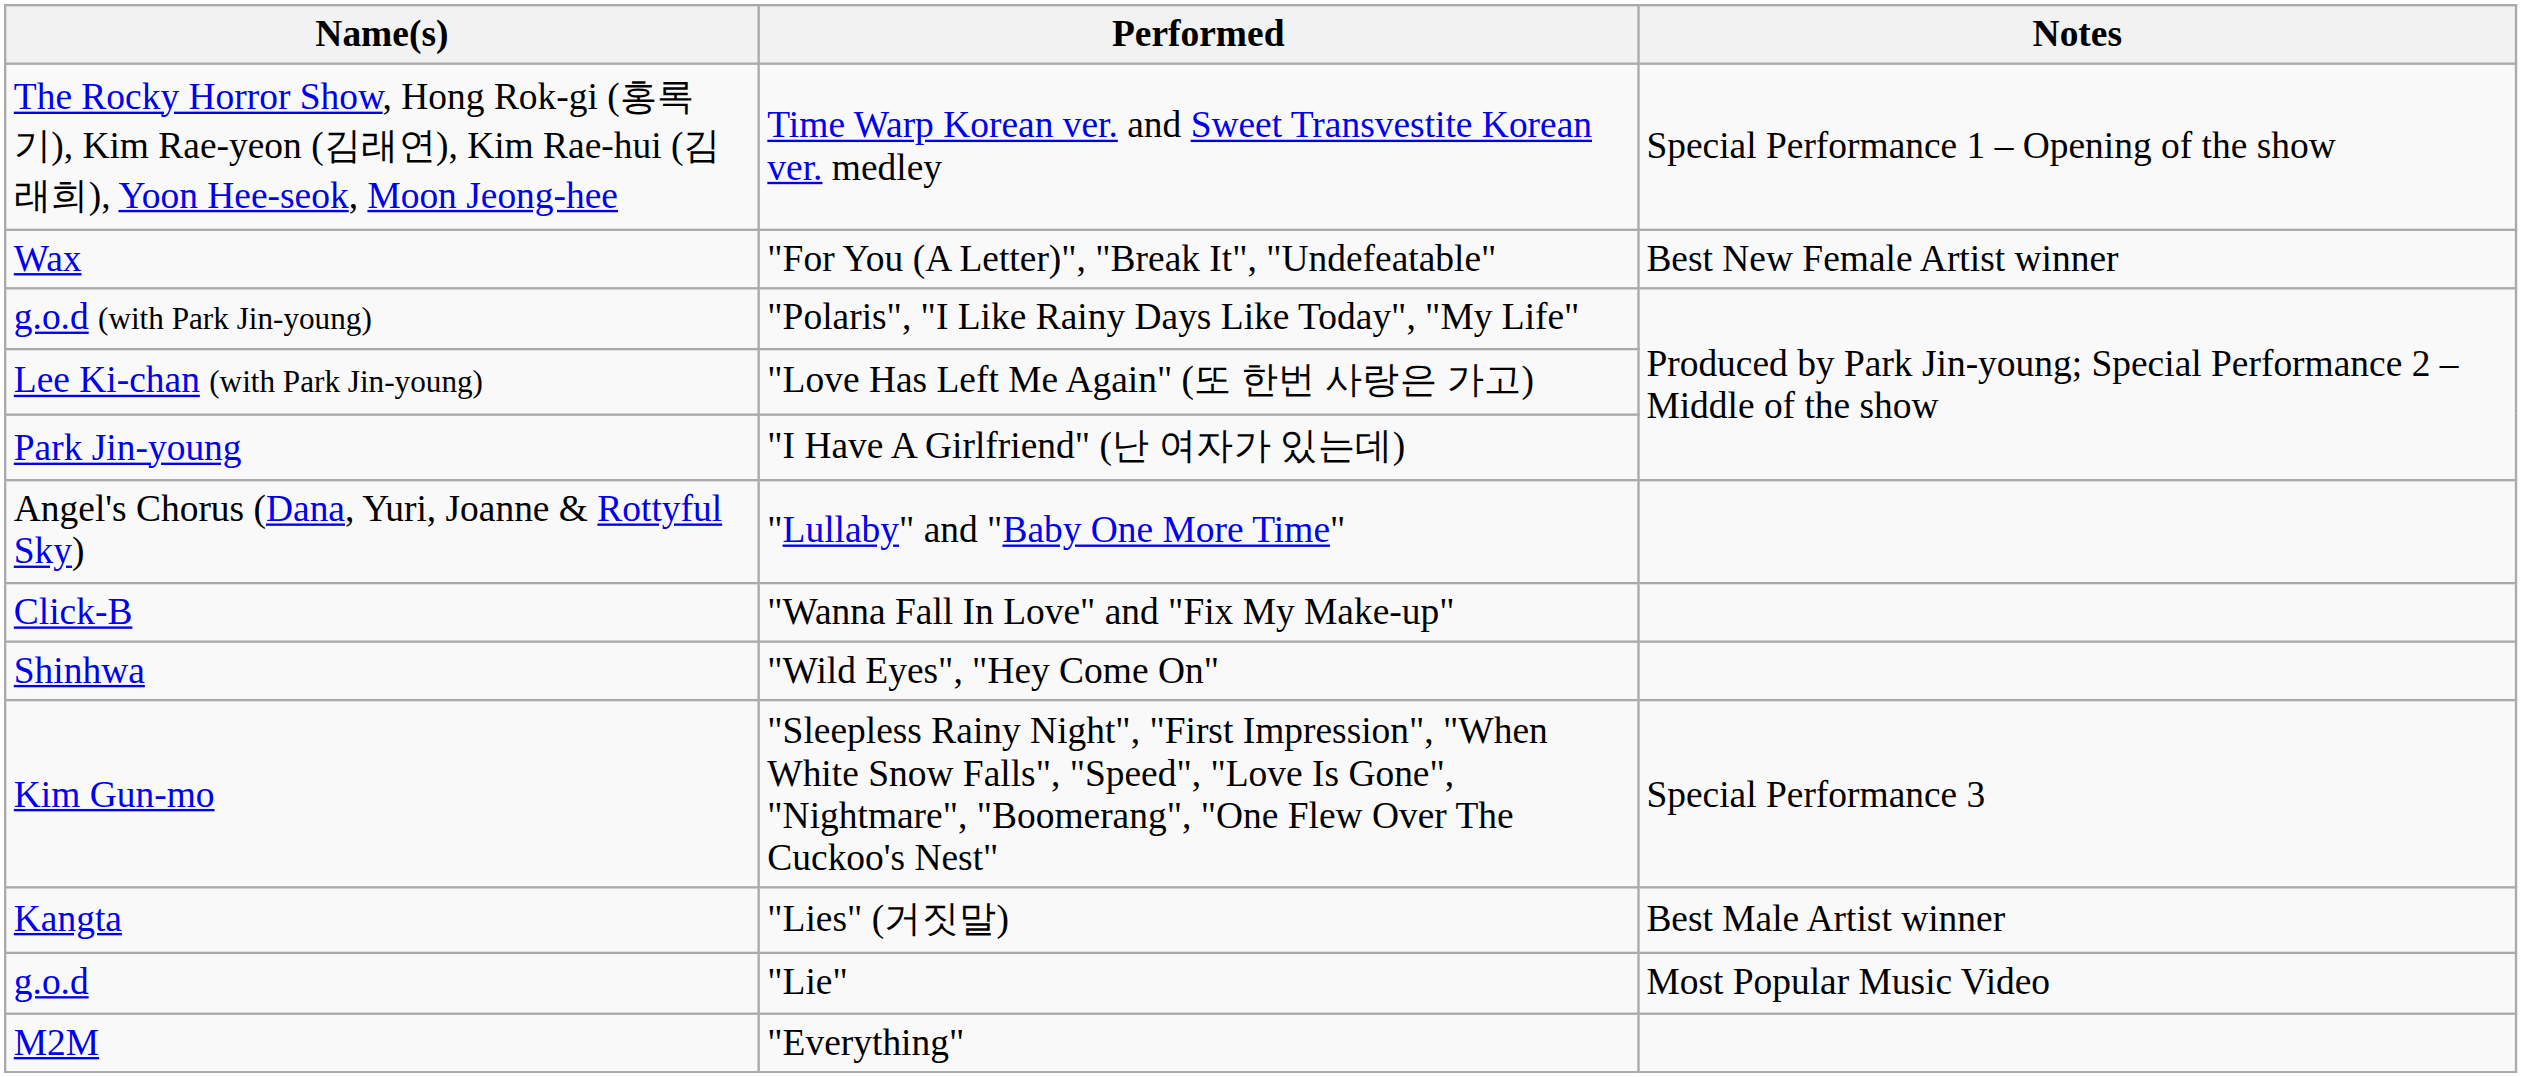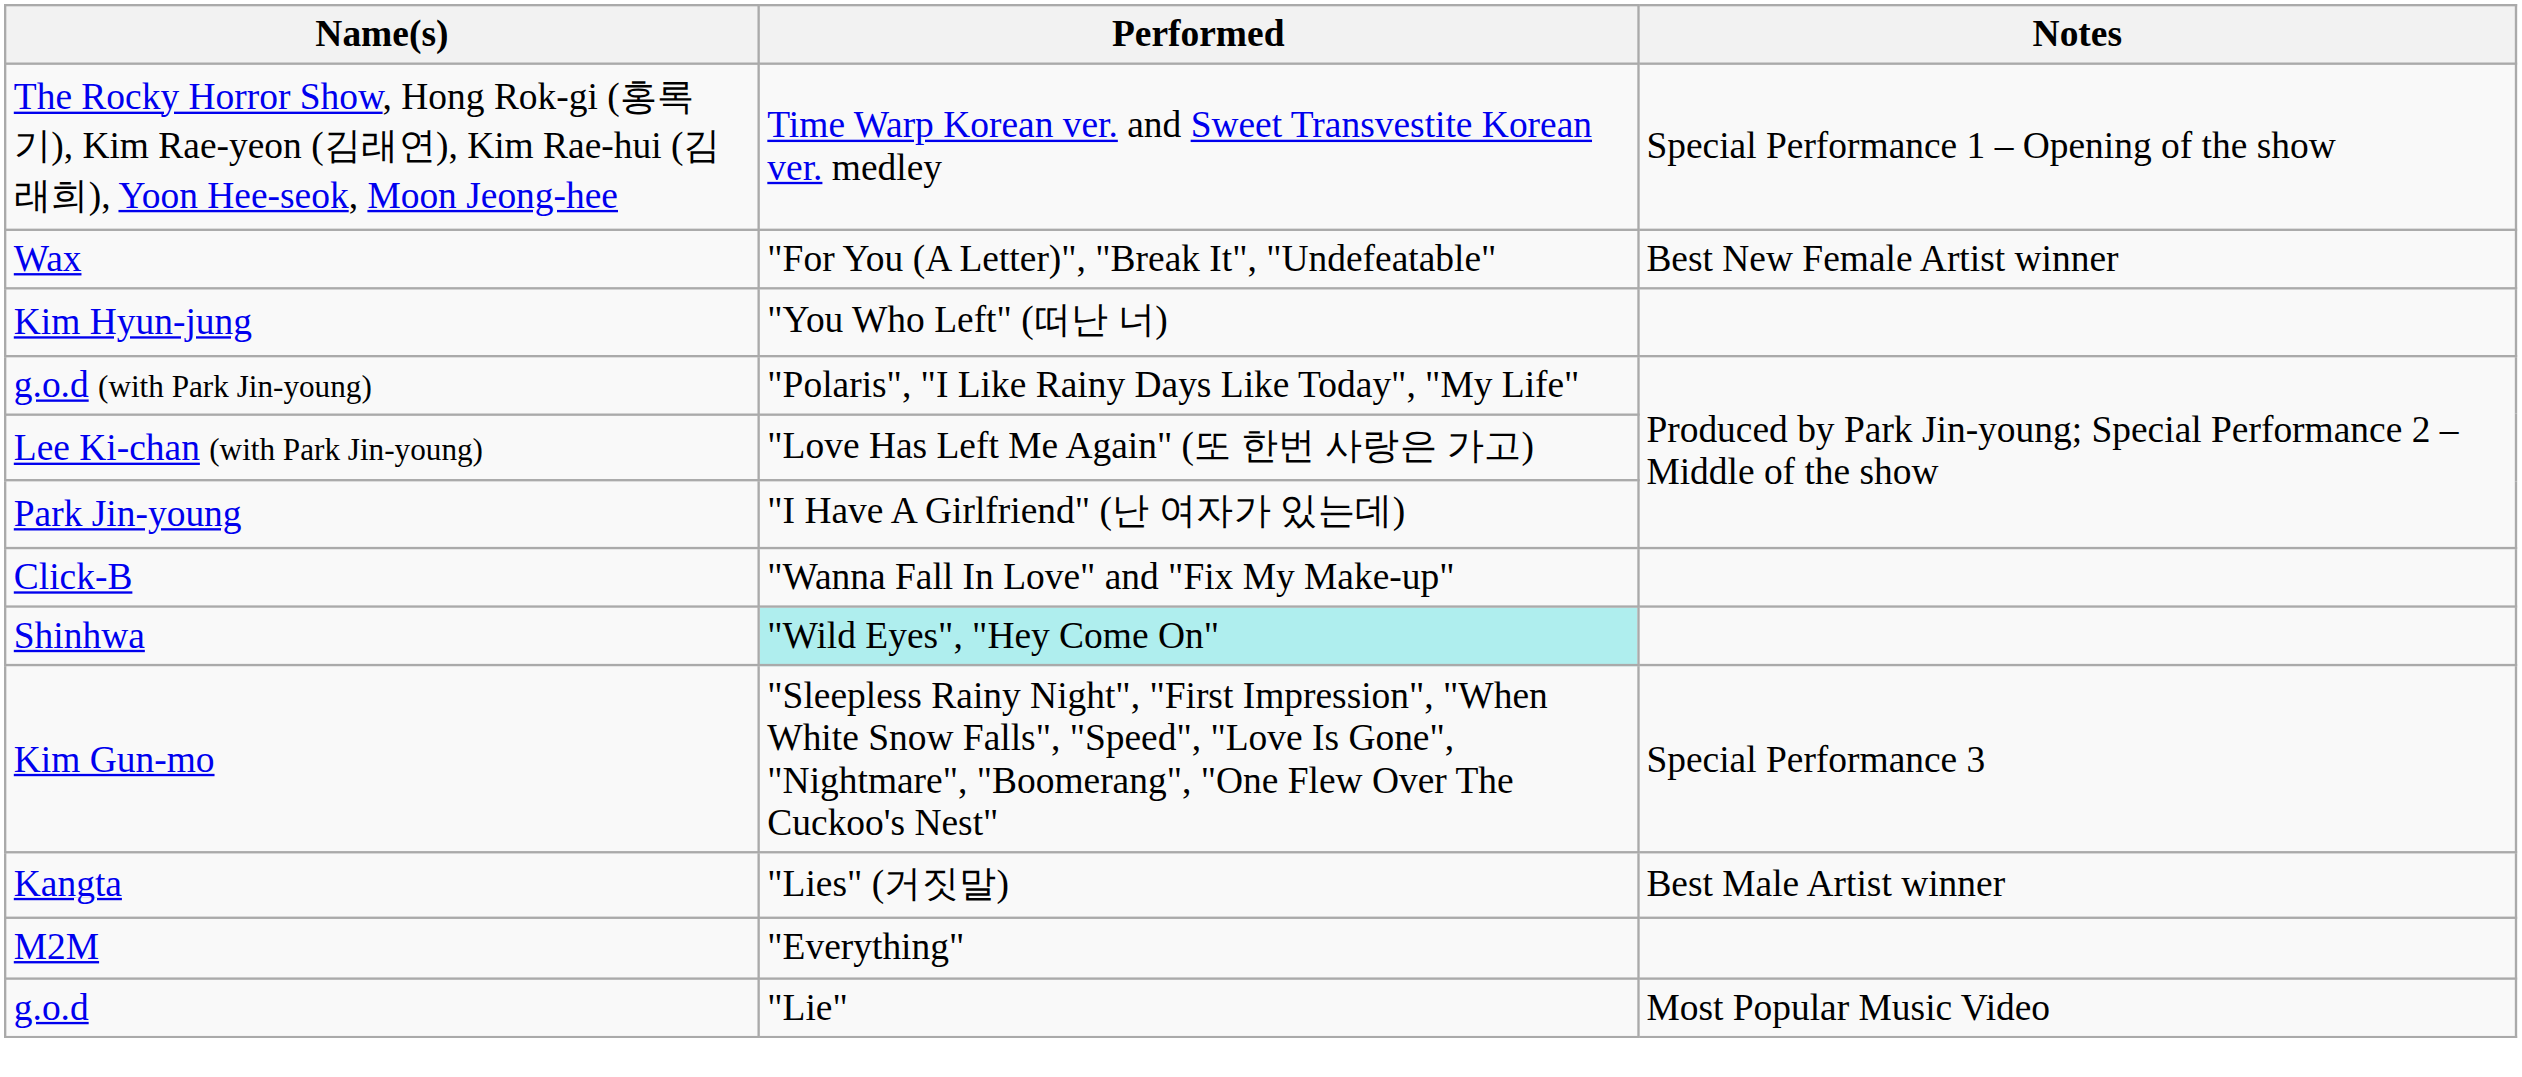+ row: (133, 321)
- row: (368, 530)
(993, 670) no background -> (993, 635) paleturquoise background
rows swapped: (56, 1041) <-> (51, 982)
